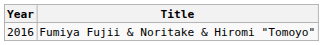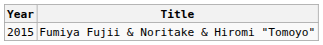(21, 32) 2016 -> (21, 32) 2015
